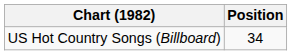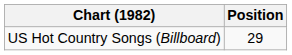(255, 38) 34 -> (255, 38) 29
